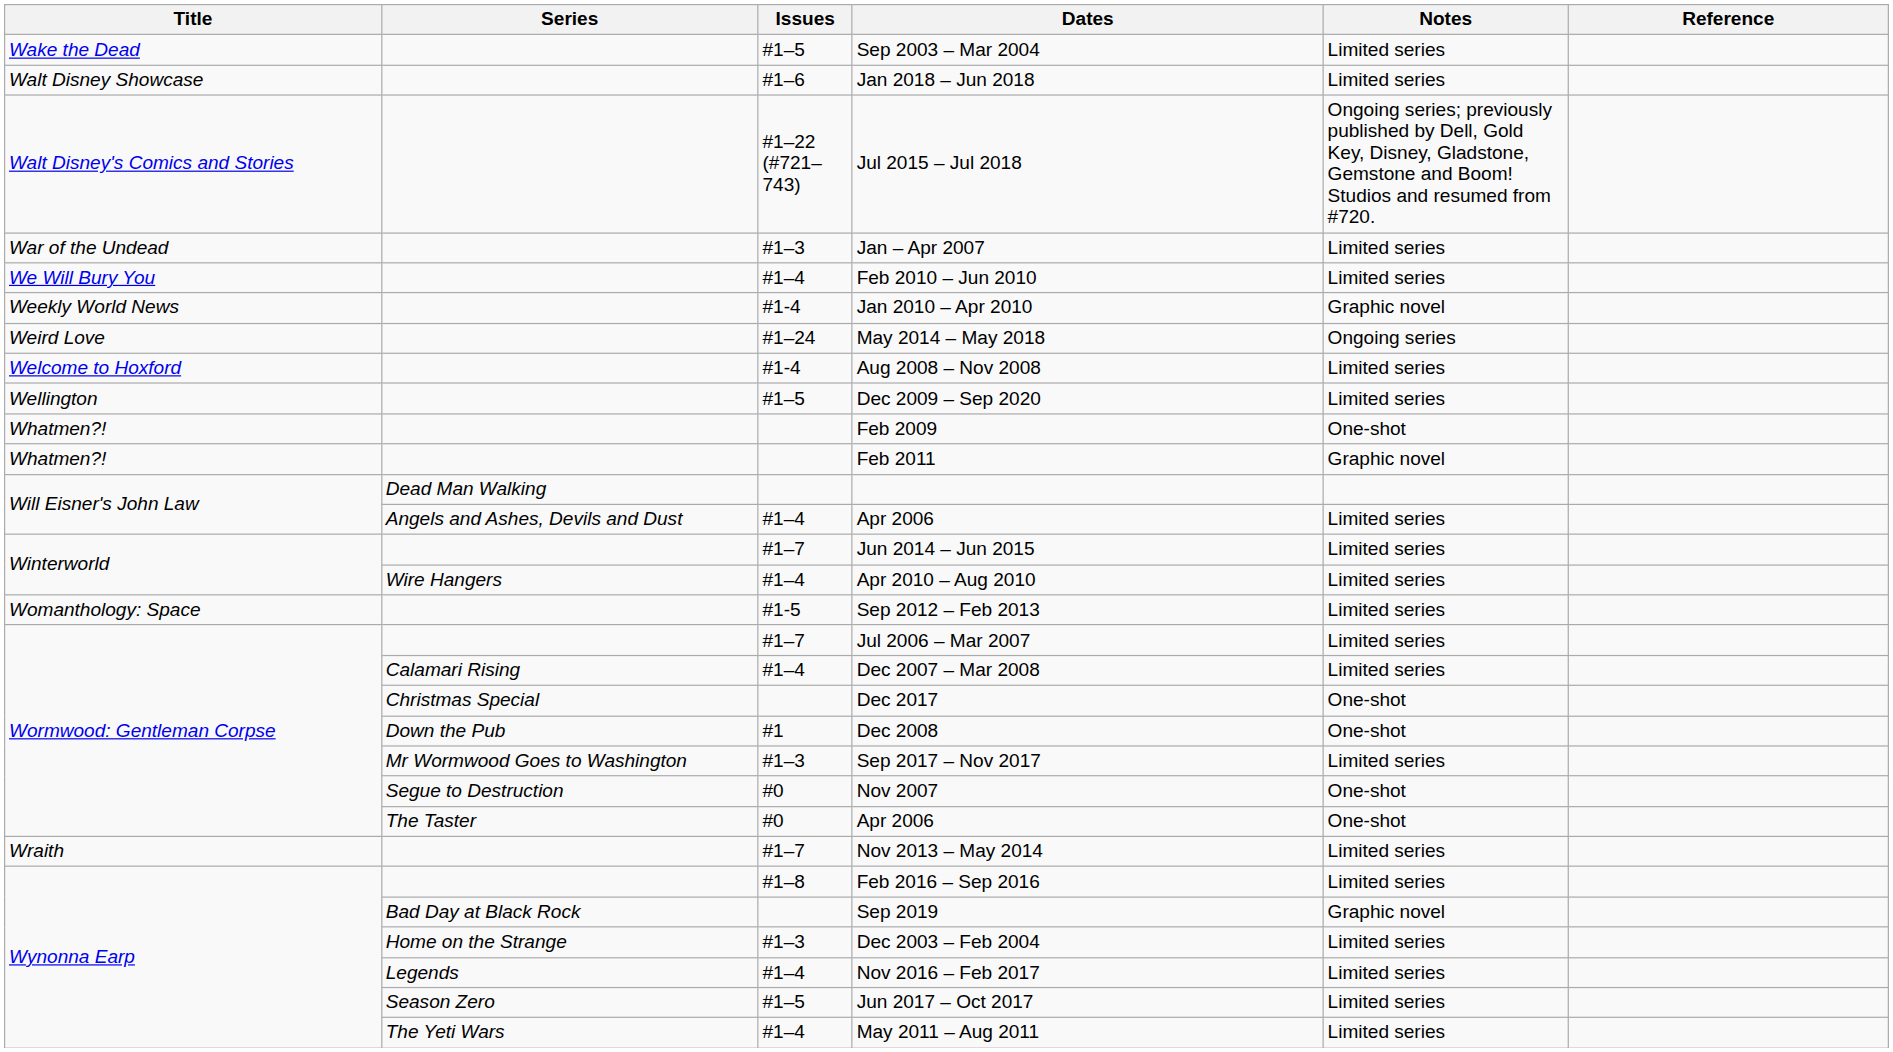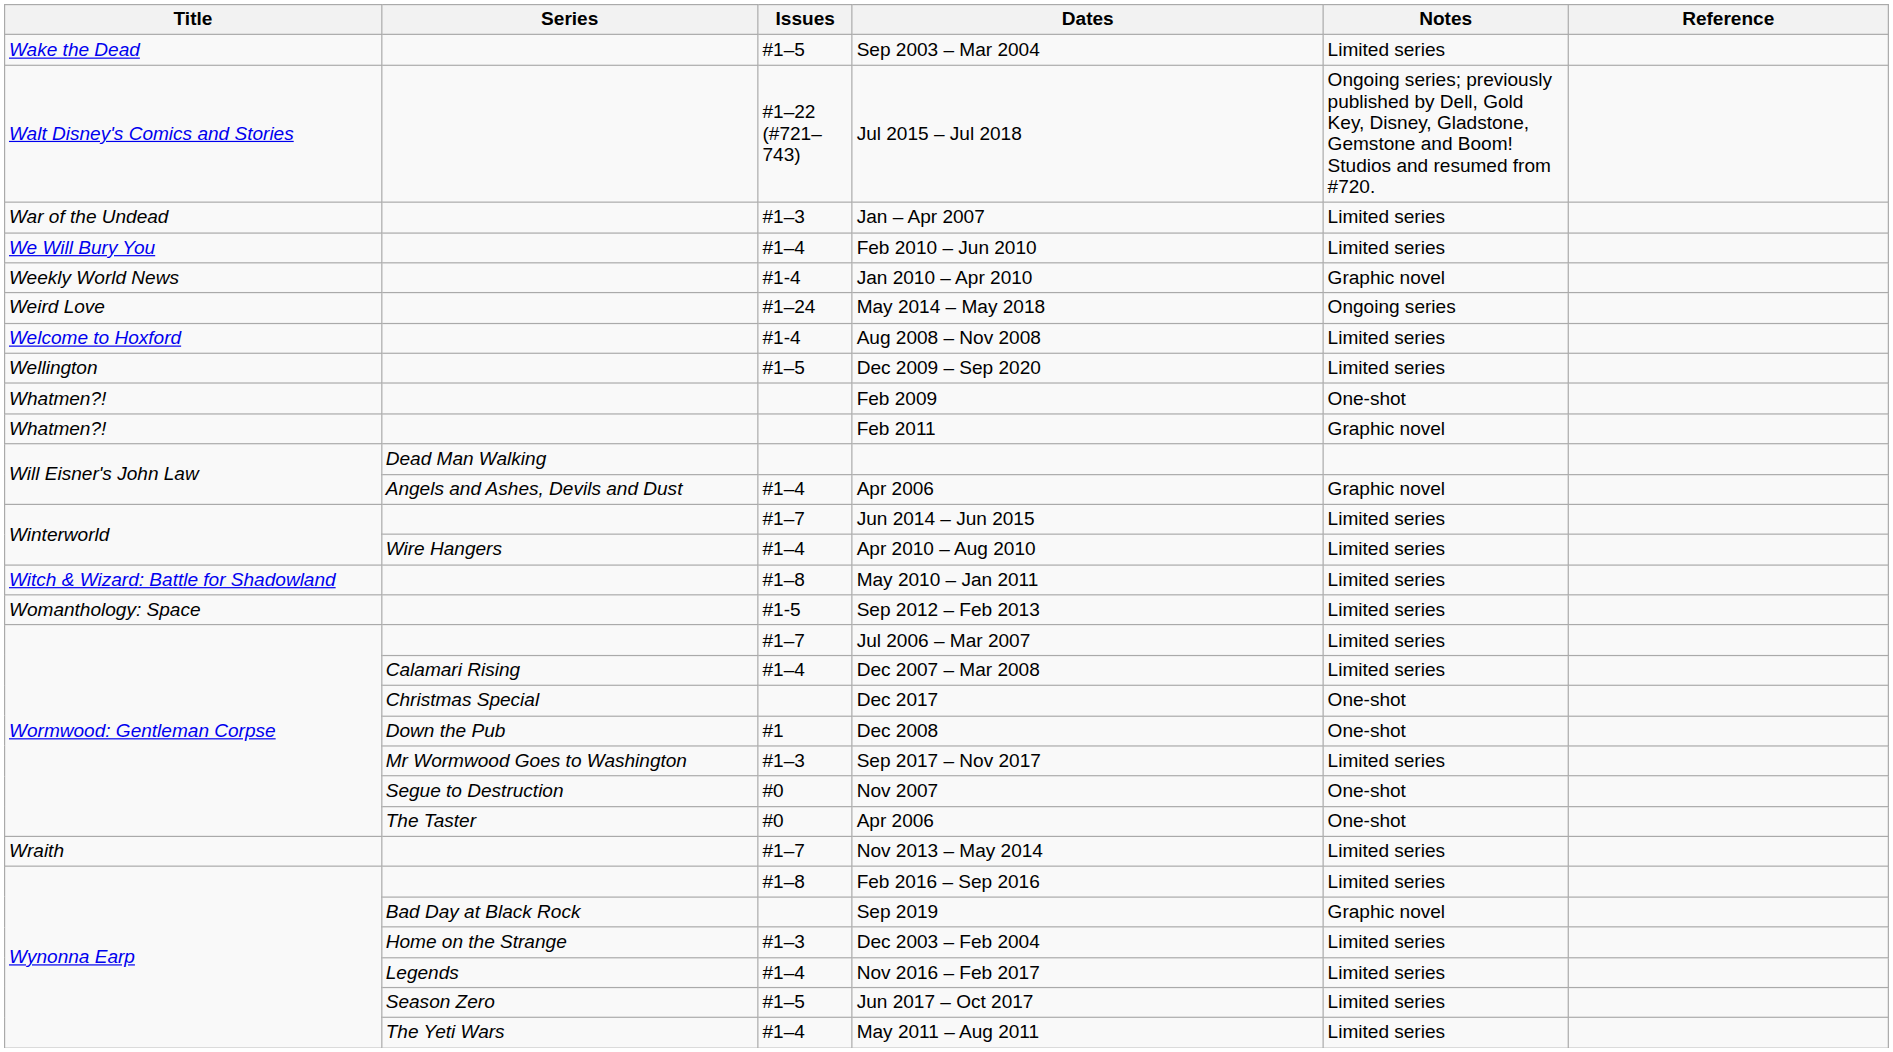- row: (106, 79)
(1386, 519) Limited series -> (1386, 489) Graphic novel
+ row: (172, 579)
